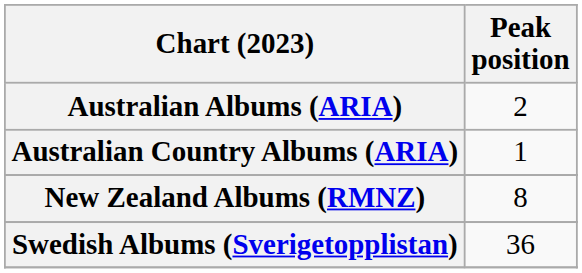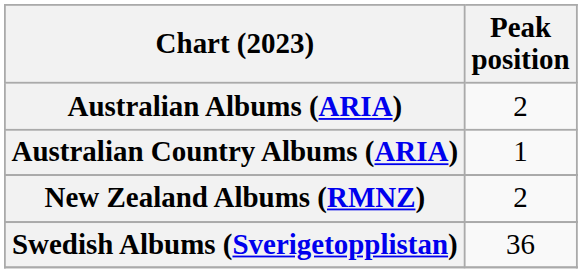(521, 197) 8 -> (521, 197) 2
